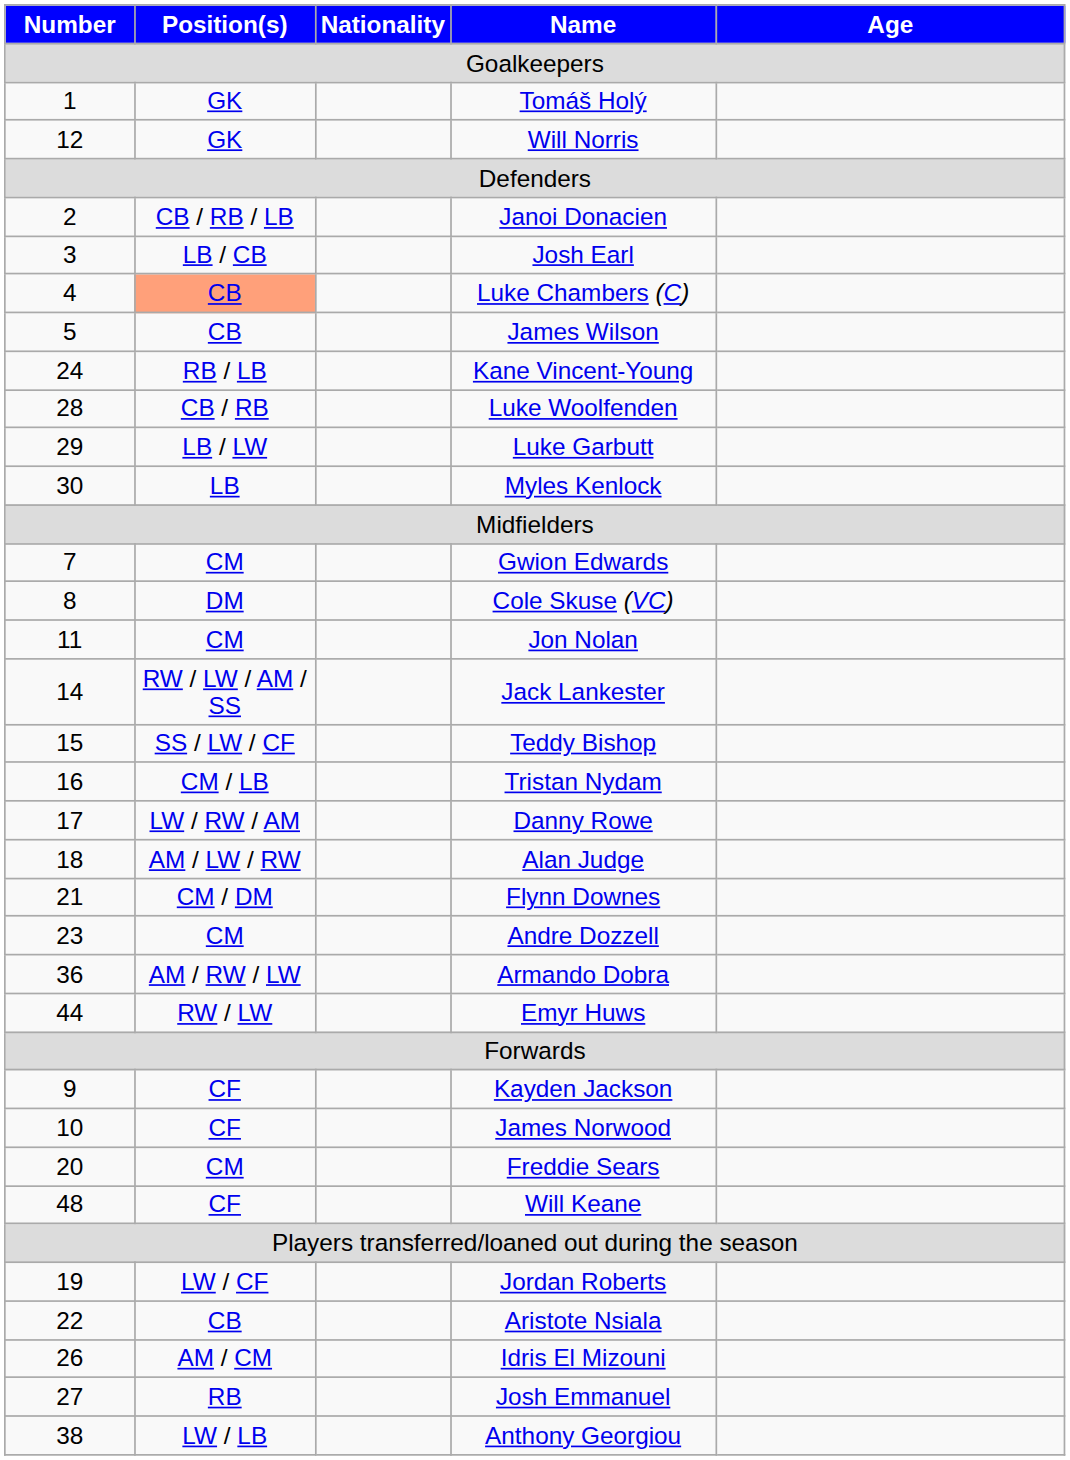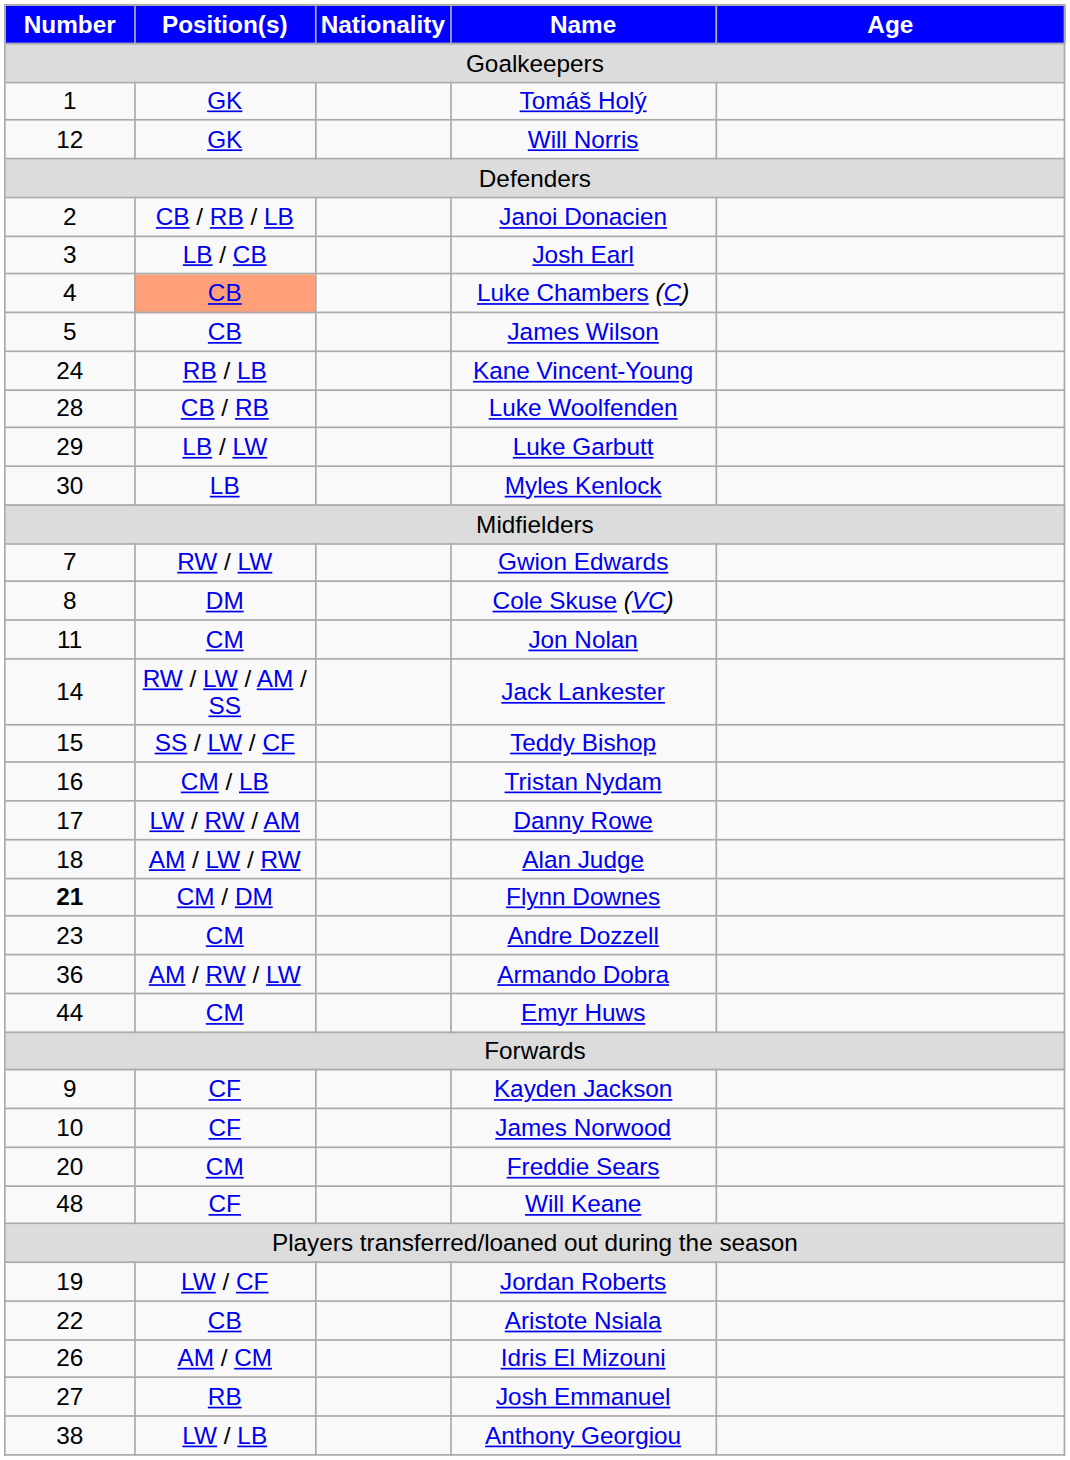(225, 563) CM -> (225, 563) RW / LW
(70, 897) normal -> (70, 897) bold
(225, 1013) RW / LW -> (225, 1013) CM
